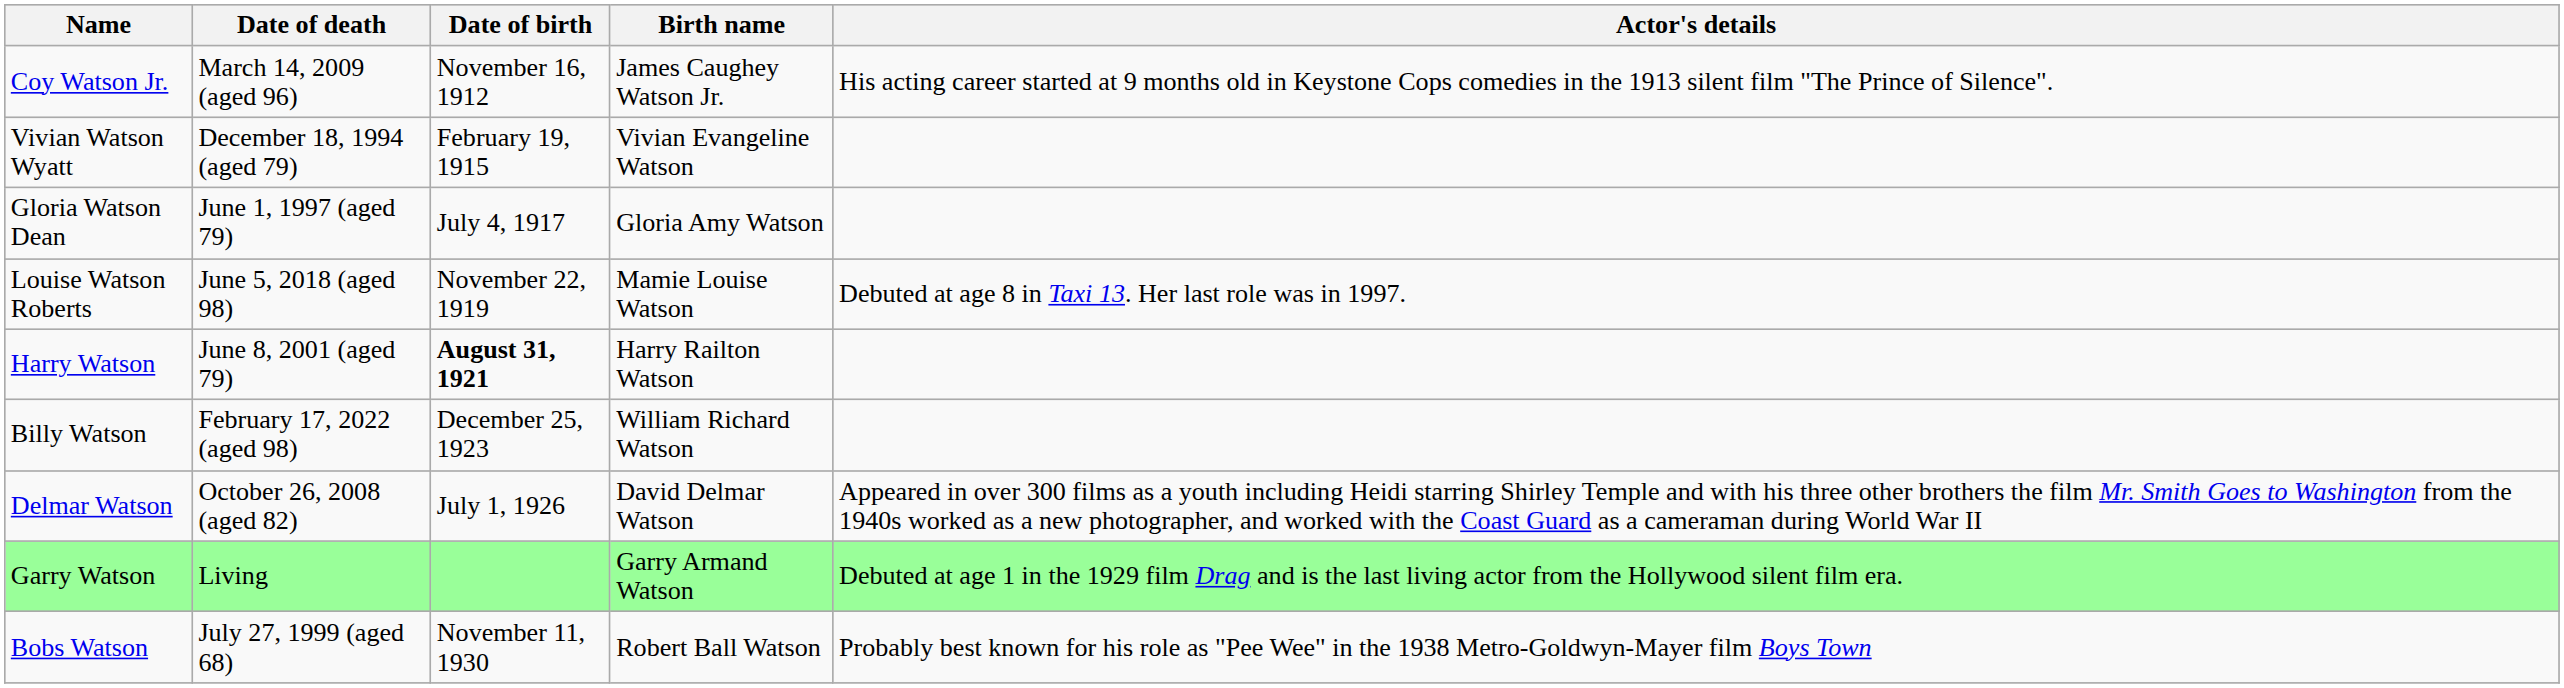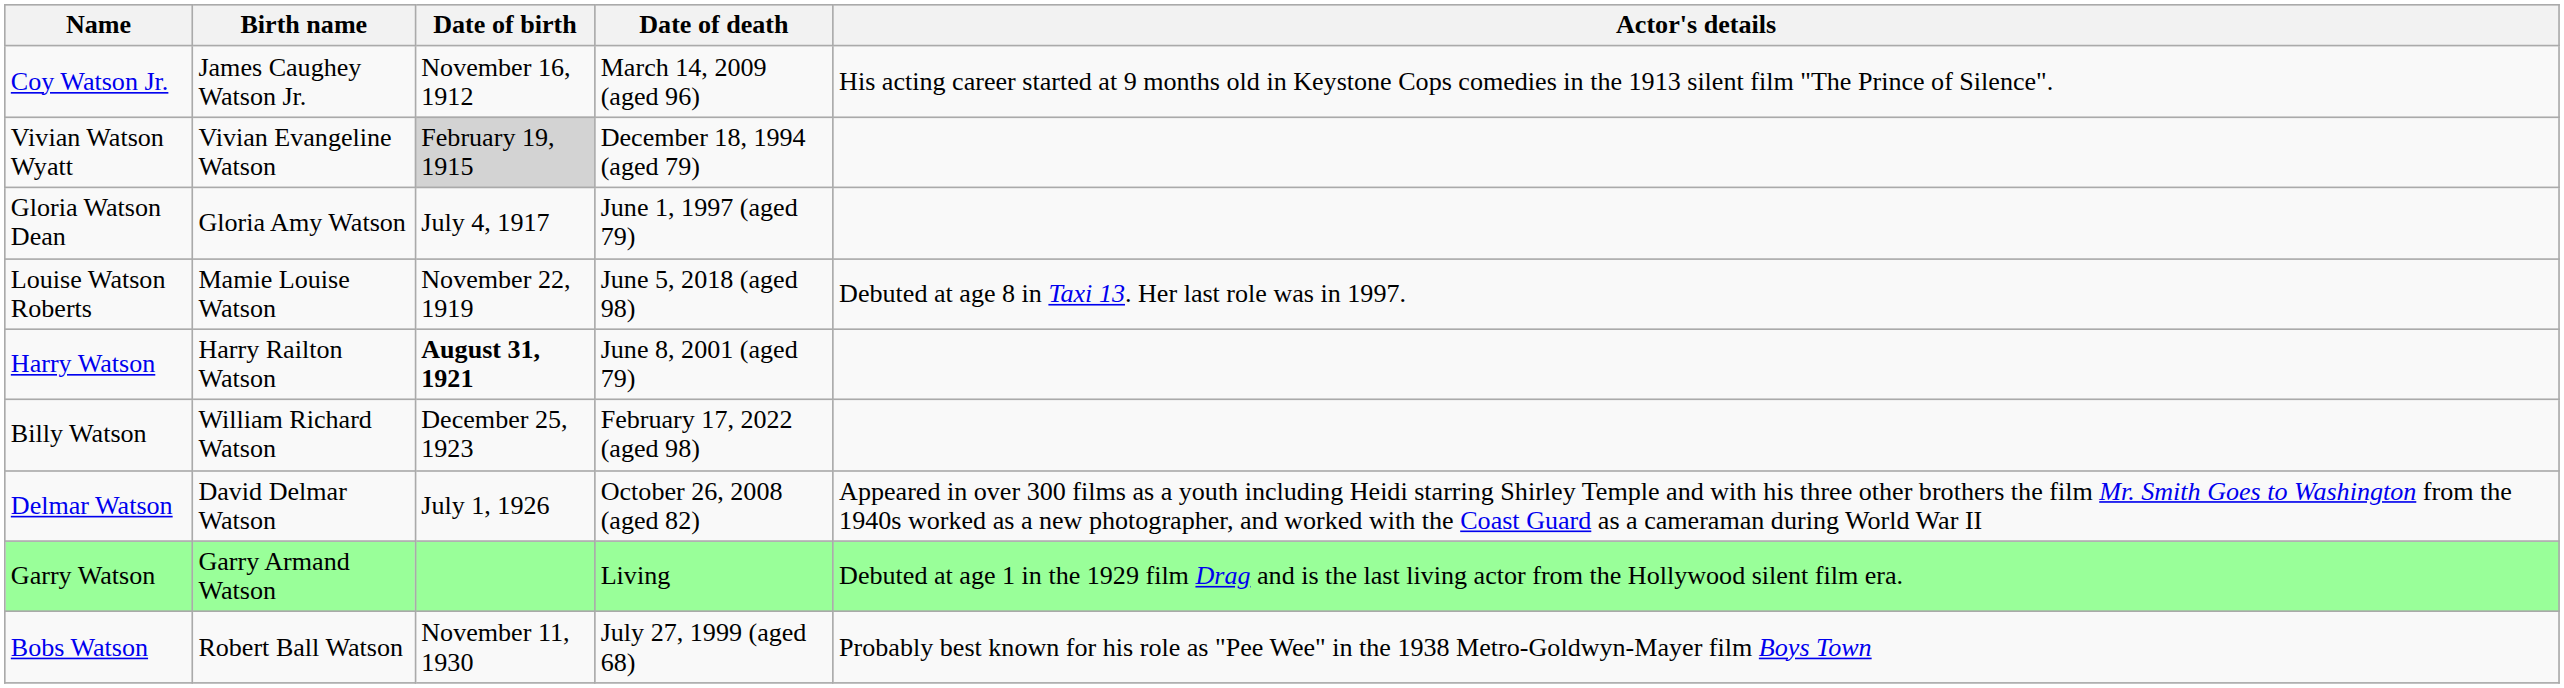columns swapped: (722, 25) <-> (312, 25)
(503, 151) no background -> (488, 151) lightgrey background
